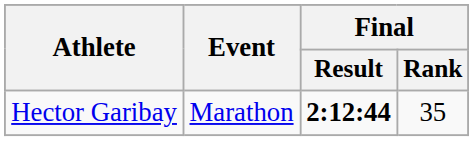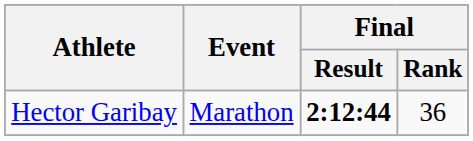(433, 112) 35 -> (433, 112) 36
